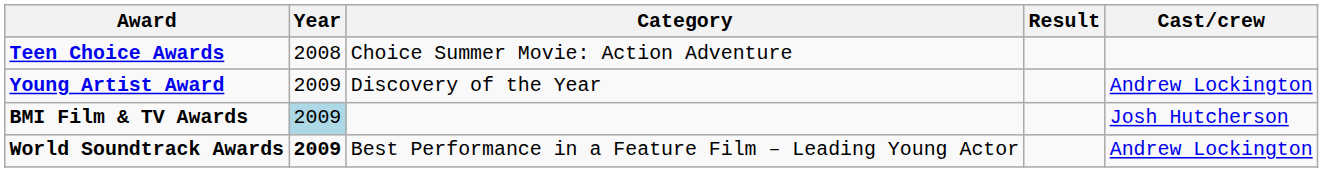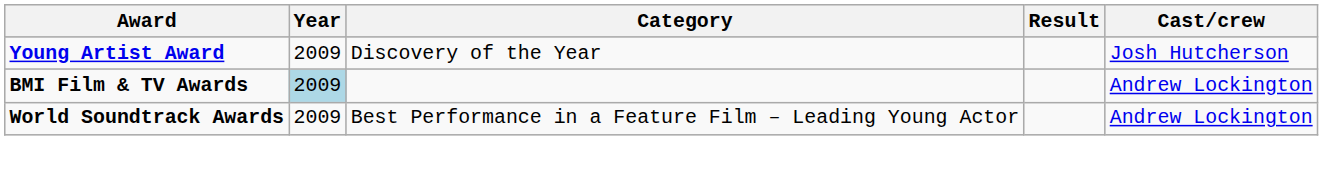- row: (117, 53)
(1211, 86) Andrew Lockington -> (1199, 53) Josh Hutcherson
(1199, 118) Josh Hutcherson -> (1211, 86) Andrew Lockington
(317, 151) bold -> (317, 118) normal
